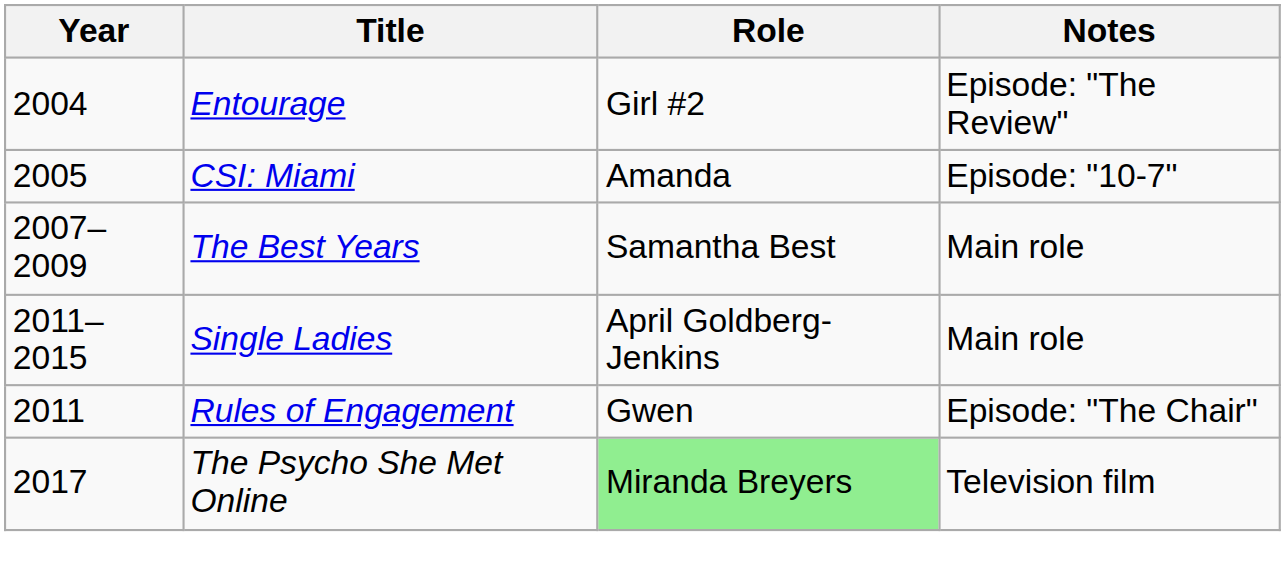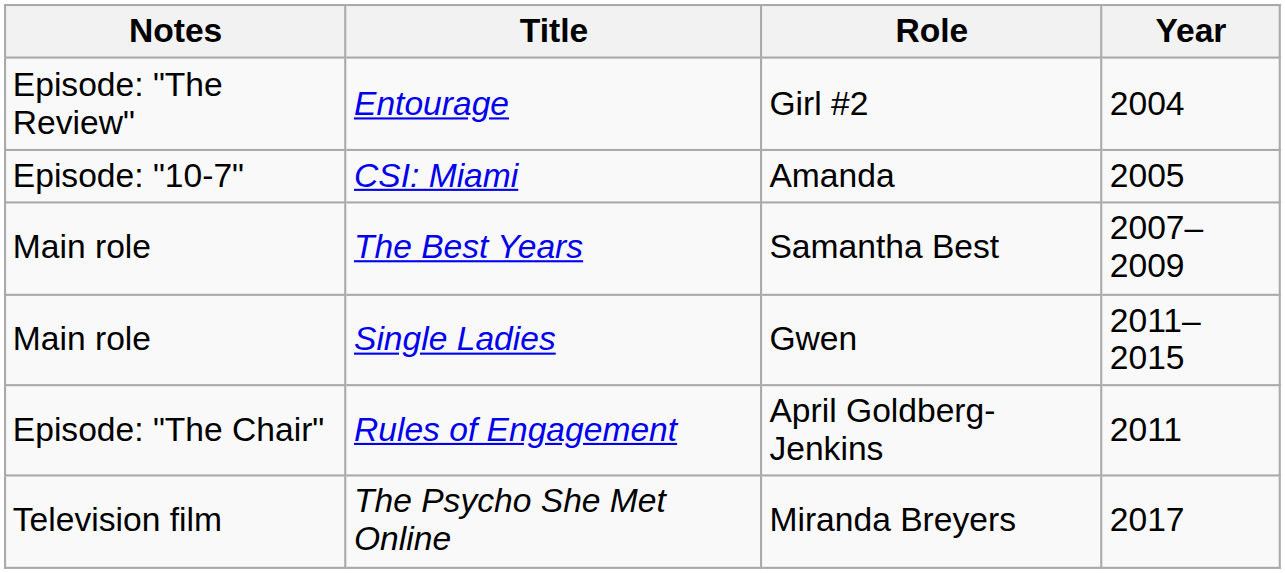columns swapped: (94, 31) <-> (1109, 31)
(719, 338) April Goldberg-Jenkins -> (813, 338) Gwen
(650, 410) Gwen -> (882, 429) April Goldberg-Jenkins
(729, 483) lightgreen background -> (893, 520) no background
